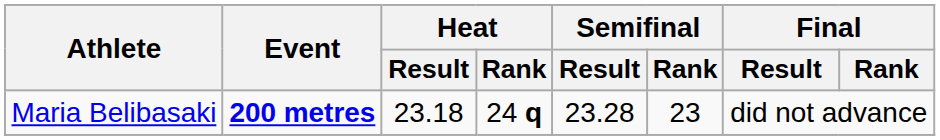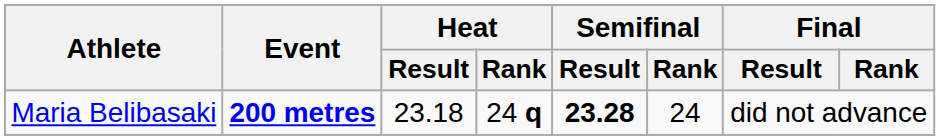(600, 113) normal -> (600, 113) bold
(685, 113) 23 -> (685, 113) 24
